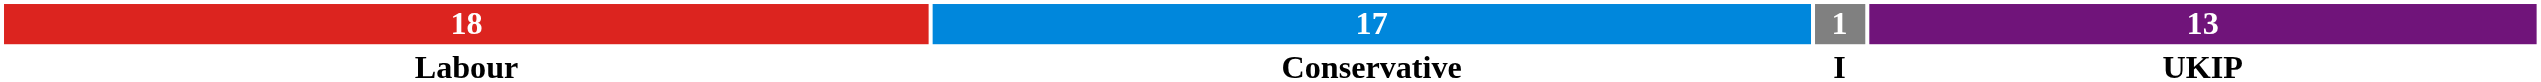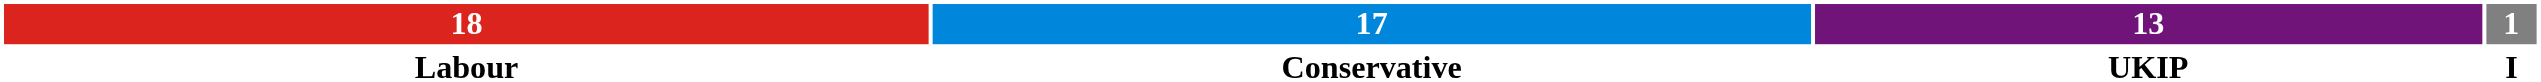columns swapped: (2203, 23) <-> (1839, 23)
